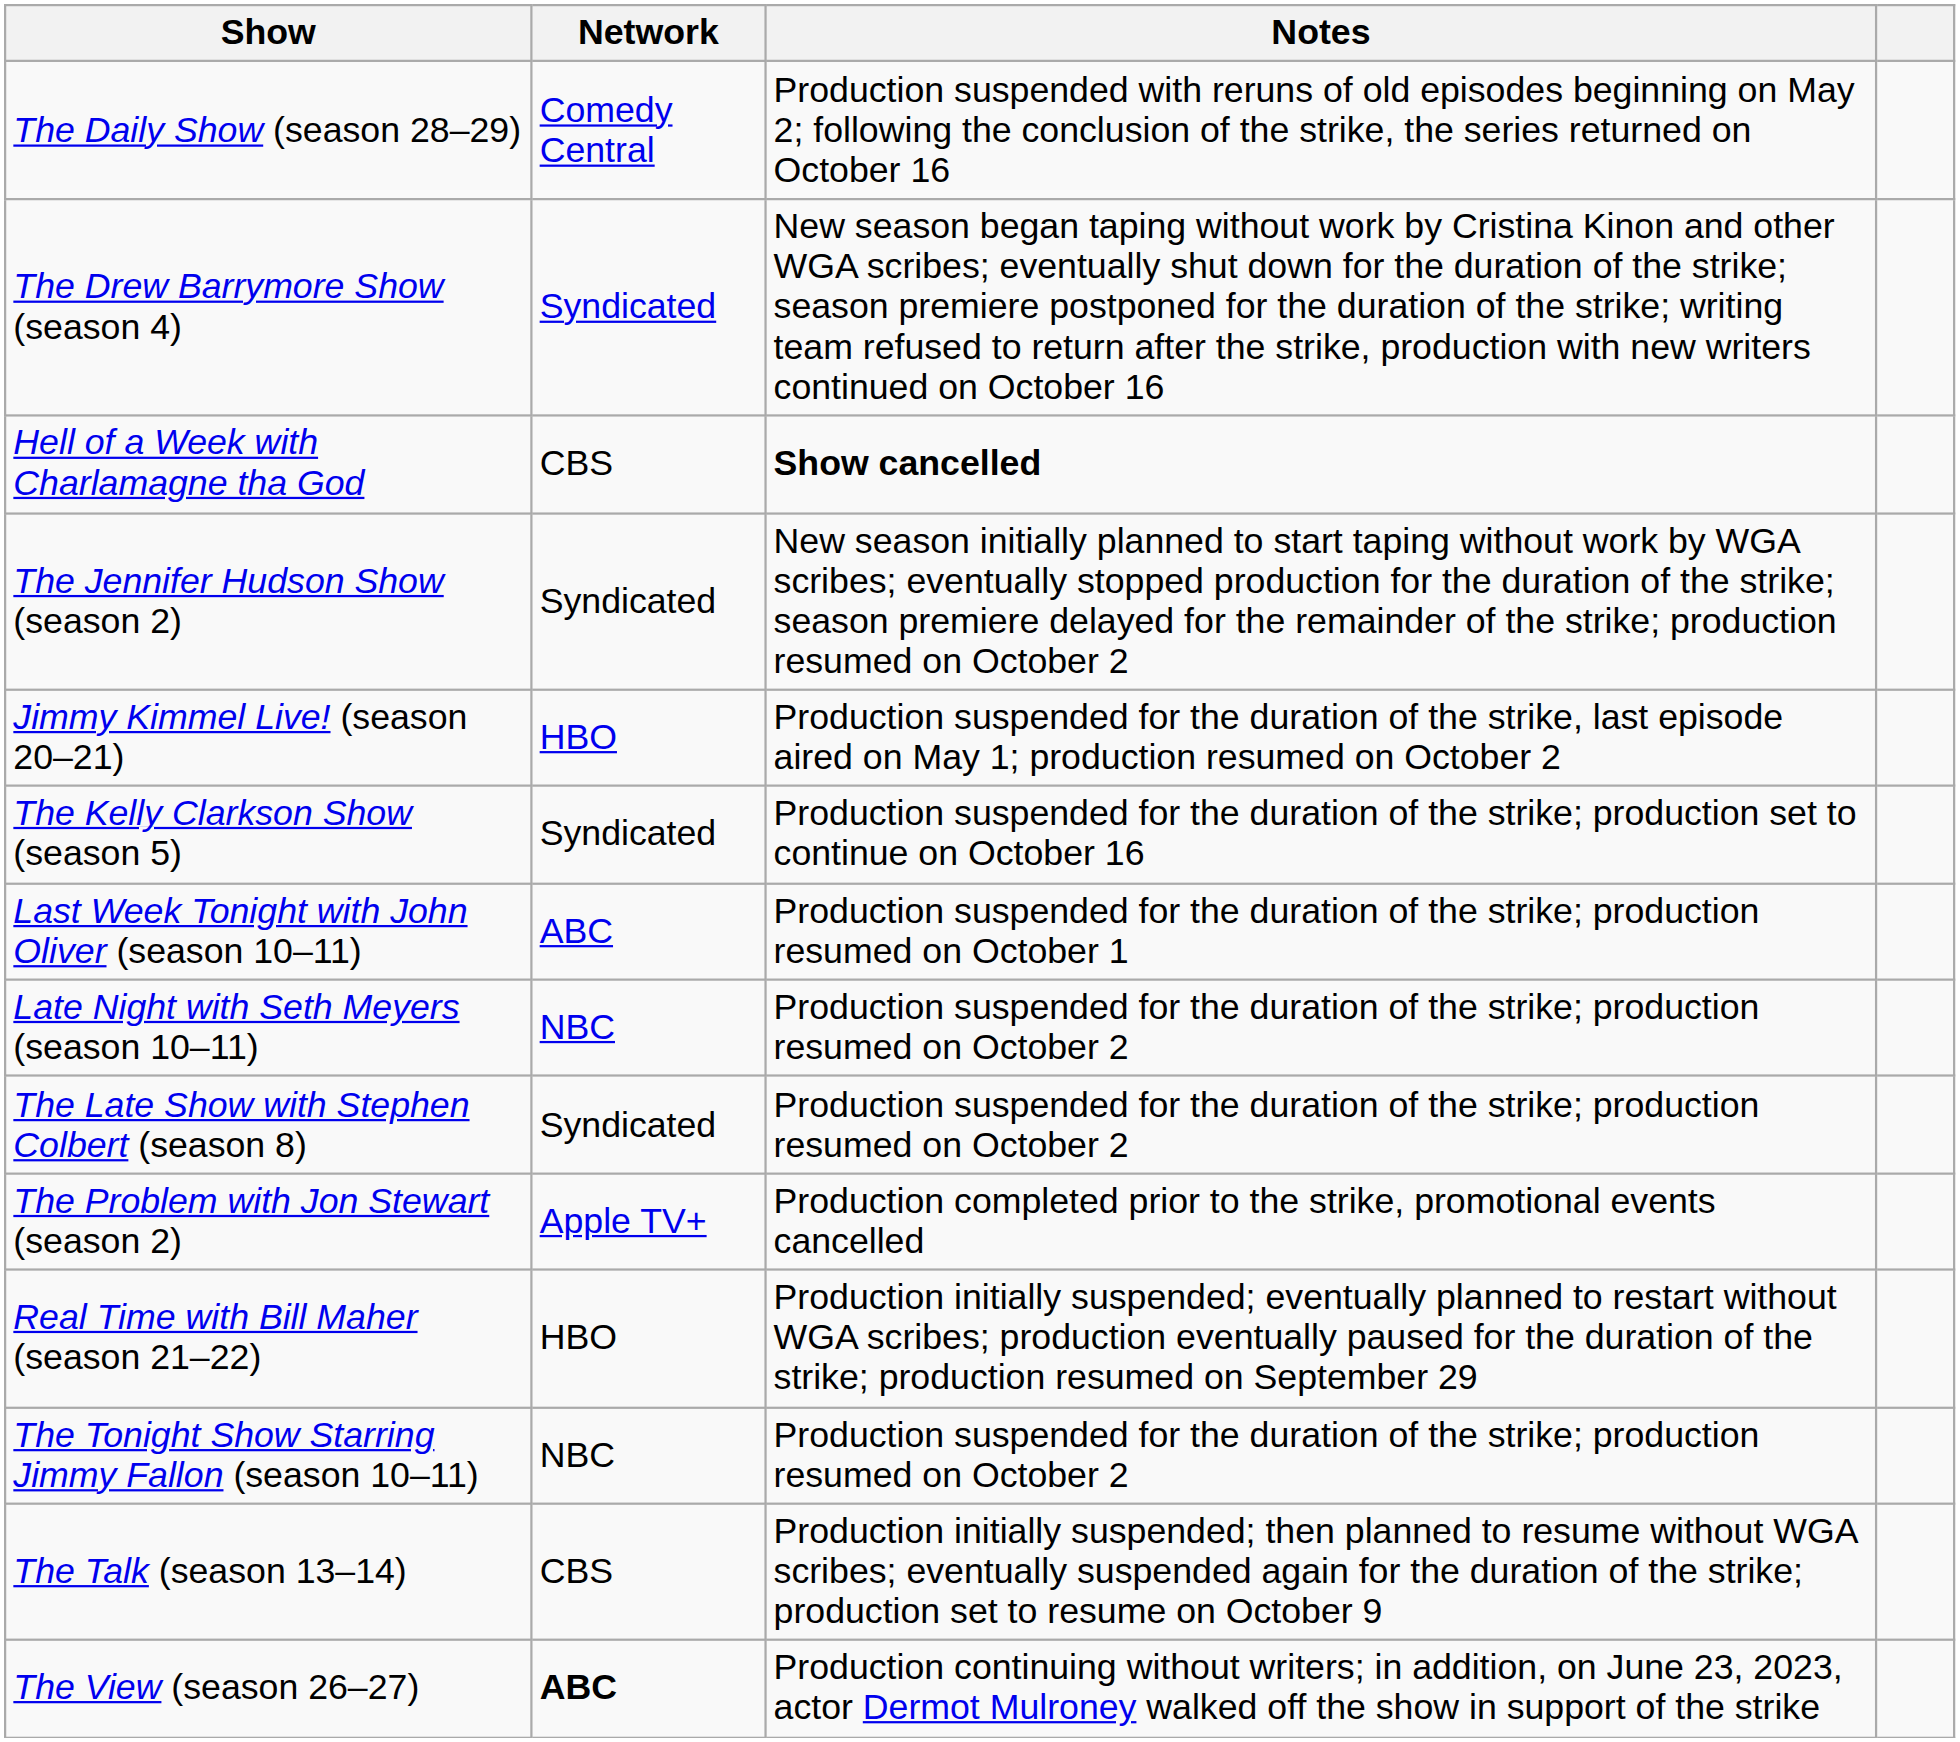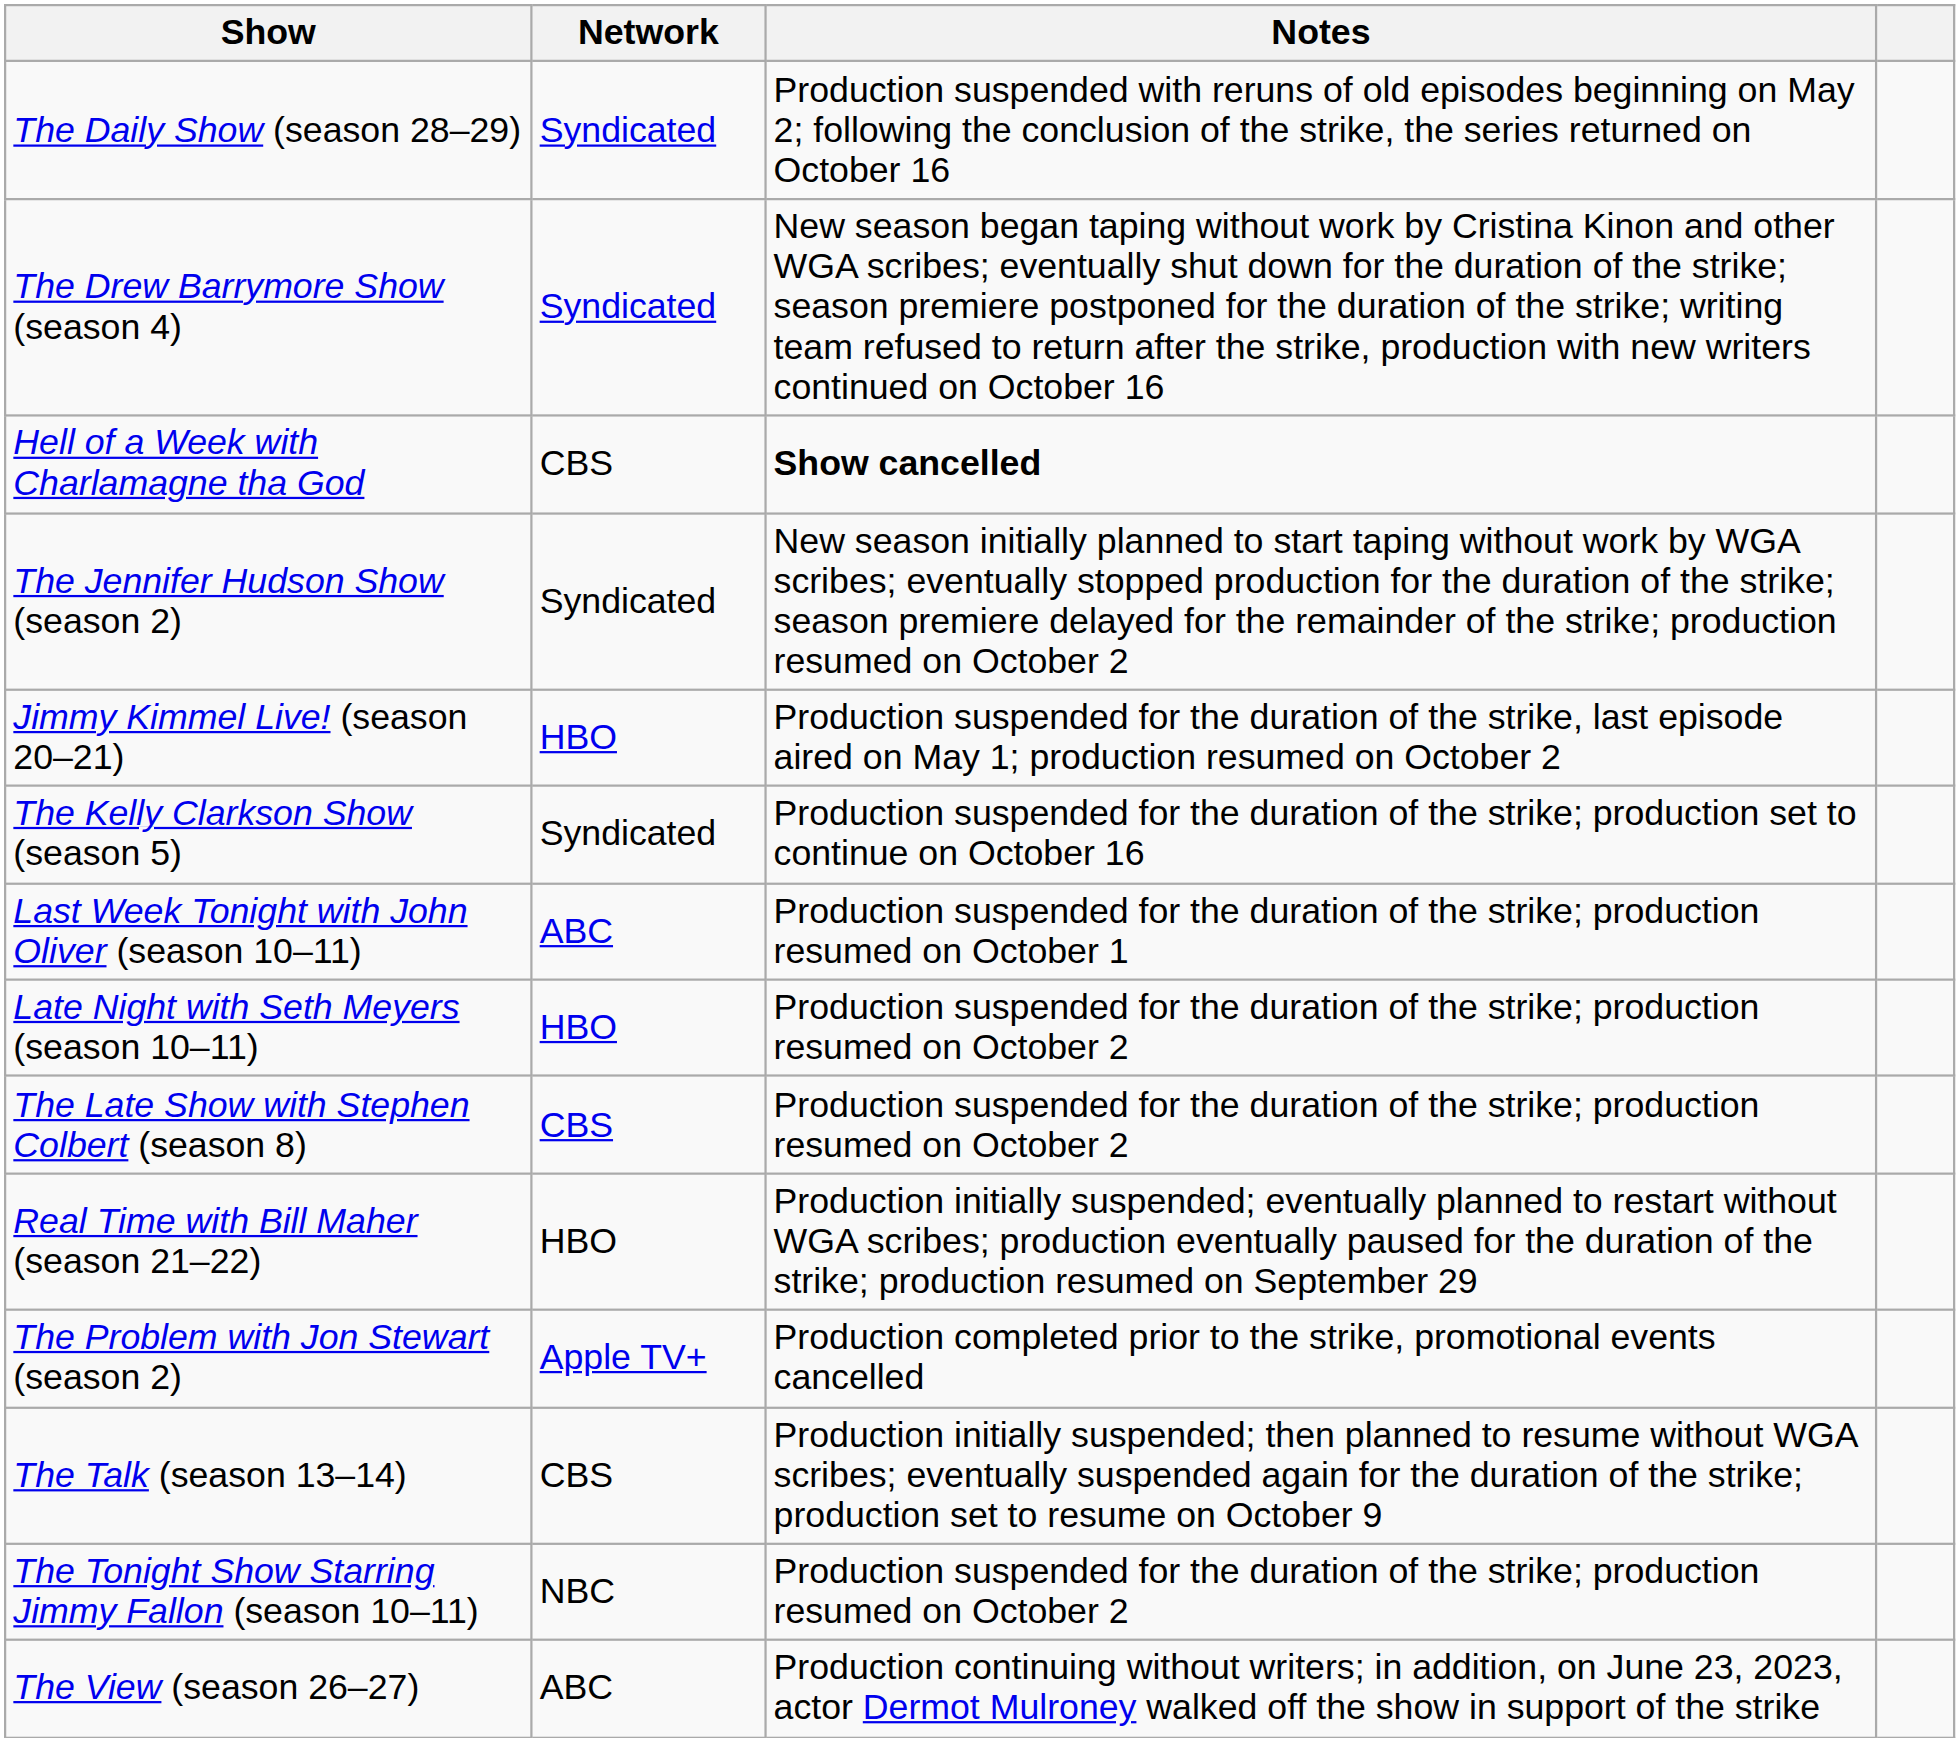(606, 129) Comedy Central -> (628, 129) Syndicated
(577, 1027) NBC -> (578, 1027) HBO
(628, 1124) Syndicated -> (576, 1124) CBS
rows swapped: (251, 1220) <-> (215, 1337)
rows swapped: (210, 1571) <-> (246, 1454)
(578, 1688) bold -> (576, 1688) normal
